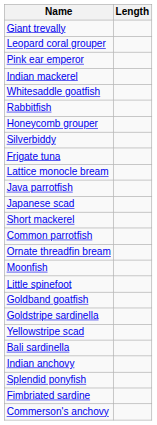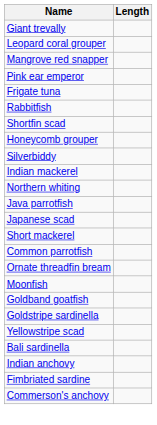+ row: (57, 60)
rows swapped: (34, 156) <-> (42, 76)
- row: (53, 92)
+ row: (36, 124)
- row: (58, 172)
+ row: (43, 188)
- row: (39, 284)
- row: (46, 380)
